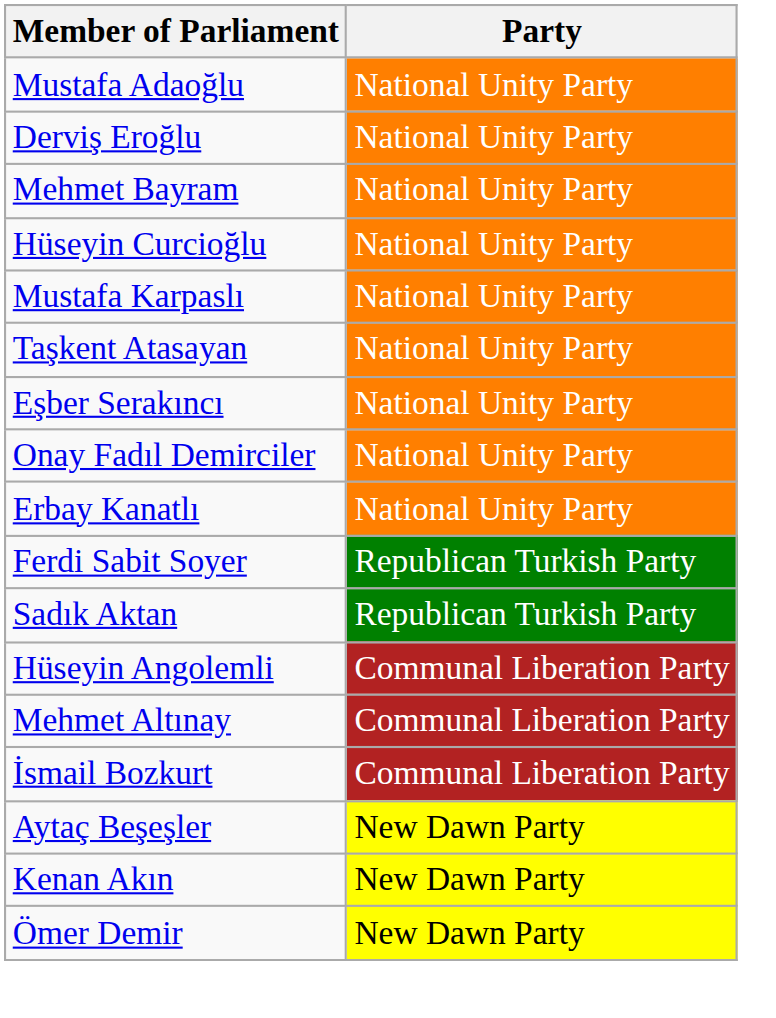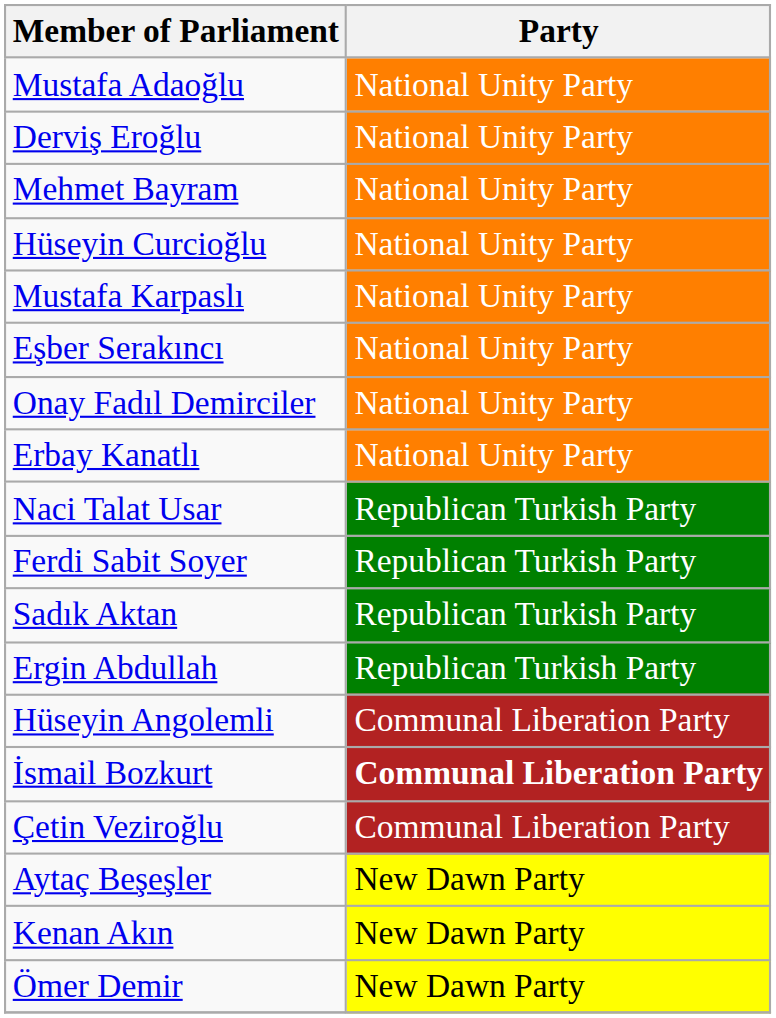- row: (130, 349)
+ row: (117, 508)
+ row: (115, 667)
- row: (122, 720)
(542, 773) normal -> (559, 773) bold
+ row: (118, 826)
